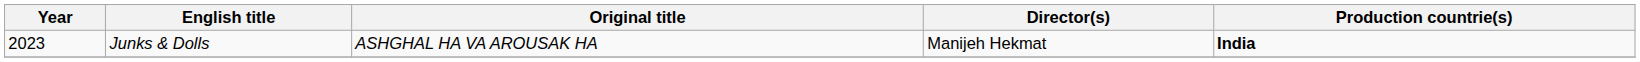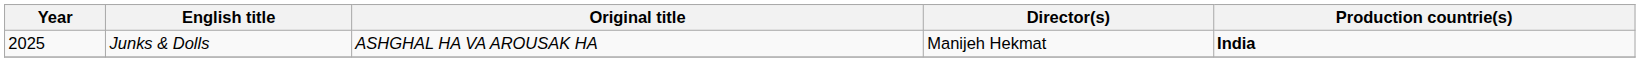(27, 43) 2023 -> (27, 43) 2025
